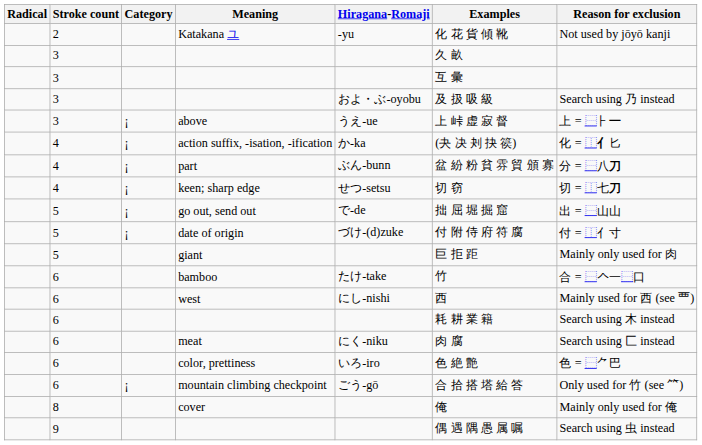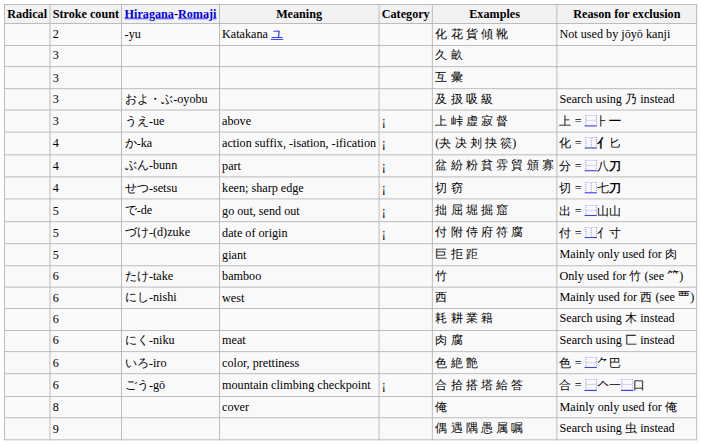columns swapped: (384, 14) <-> (149, 14)
(602, 276) 合 = ⿱𠆢一⿱口 -> (621, 275) Only used for 竹 (see ⺮)
(621, 385) Only used for 竹 (see ⺮) -> (602, 385) 合 = ⿱𠆢一⿱口
